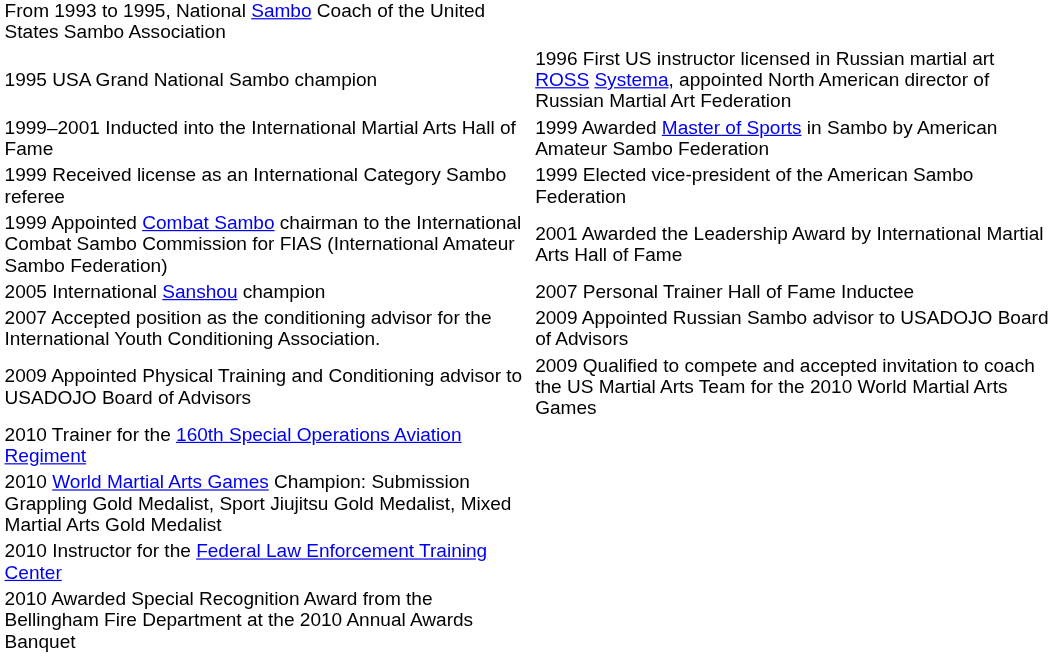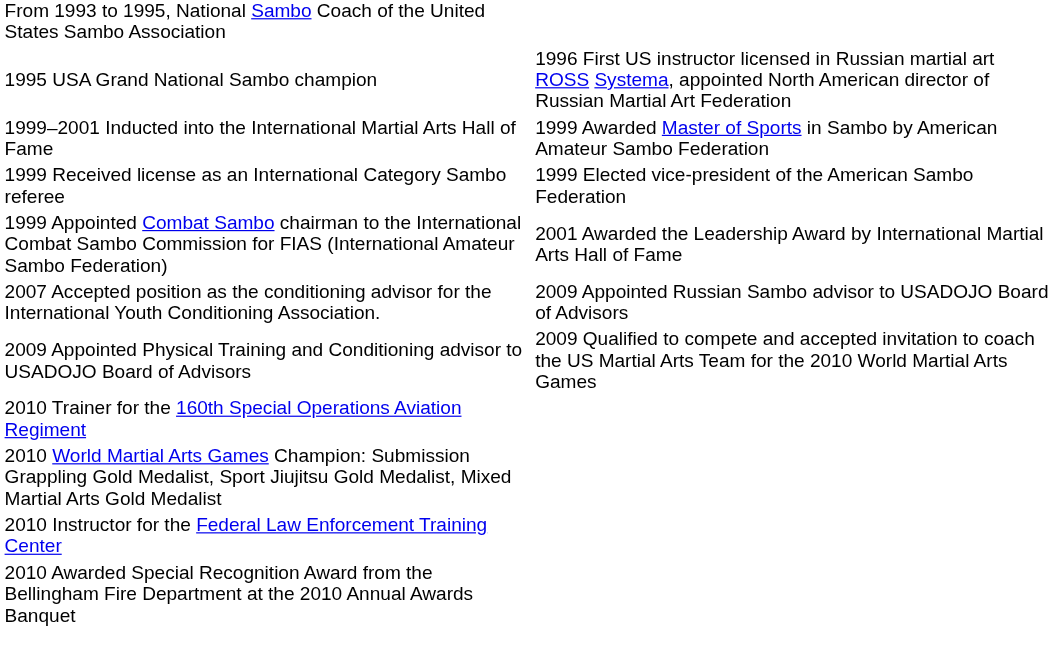- row: (165, 291)
